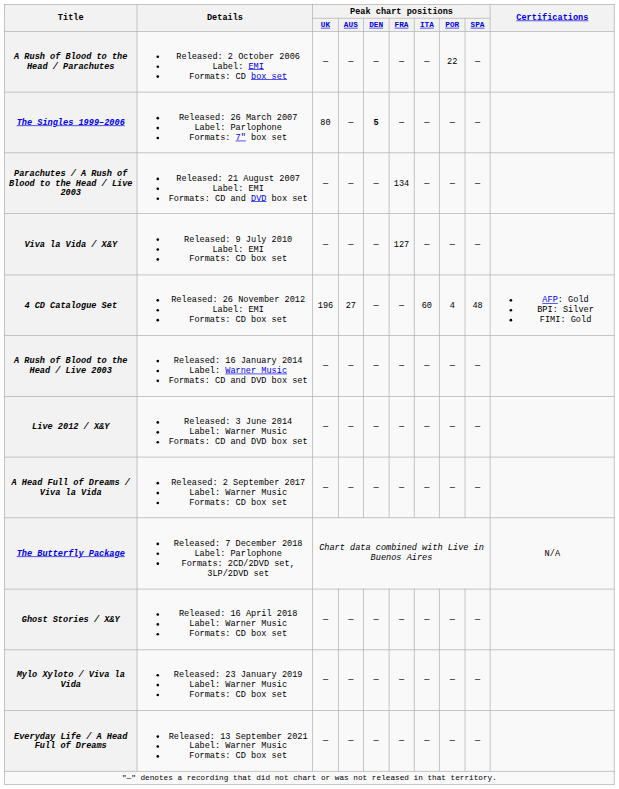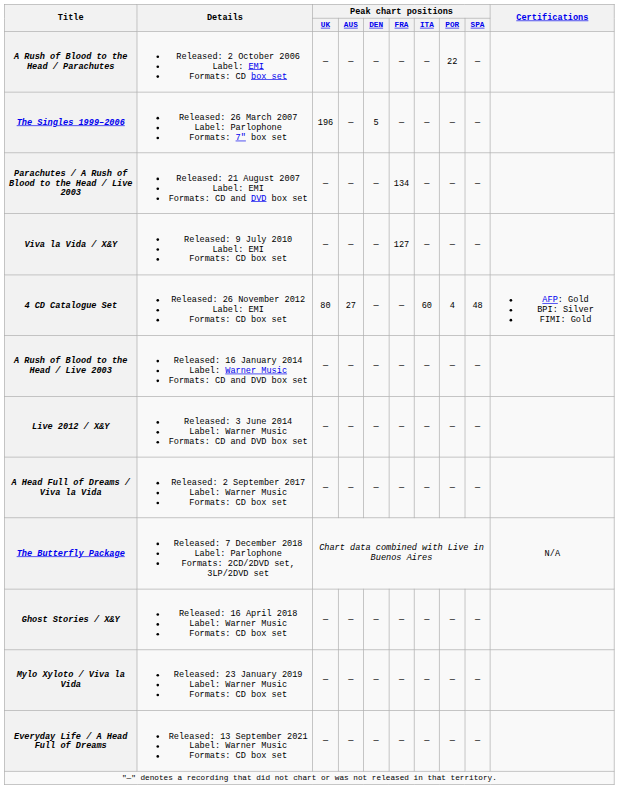(325, 123) 80 -> (325, 123) 196
(376, 123) bold -> (376, 123) normal
(325, 305) 196 -> (325, 305) 80
